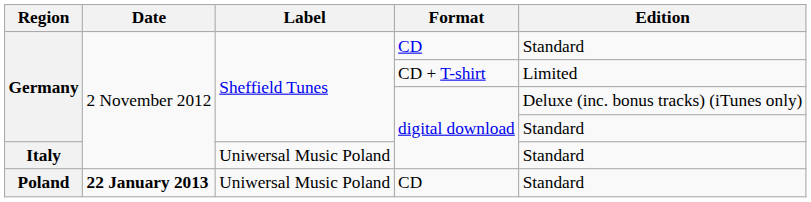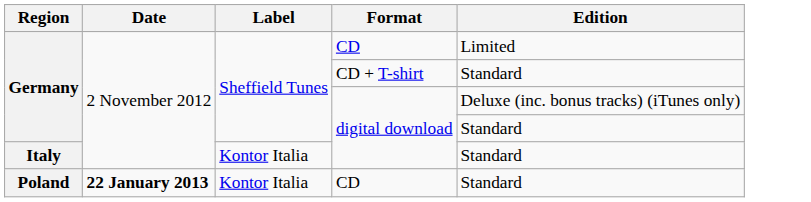(553, 45) Standard -> (488, 45) Limited
(550, 73) Limited -> (491, 73) Standard
(305, 155) Uniwersal Music Poland -> (264, 155) Kontor Italia
(305, 182) Uniwersal Music Poland -> (264, 182) Kontor Italia
